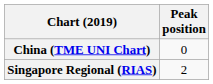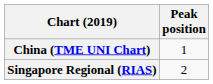(184, 49) 0 -> (184, 49) 1
